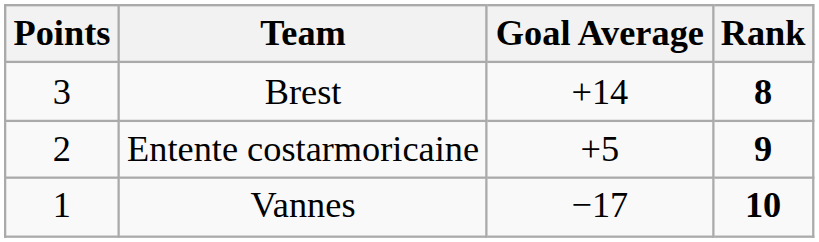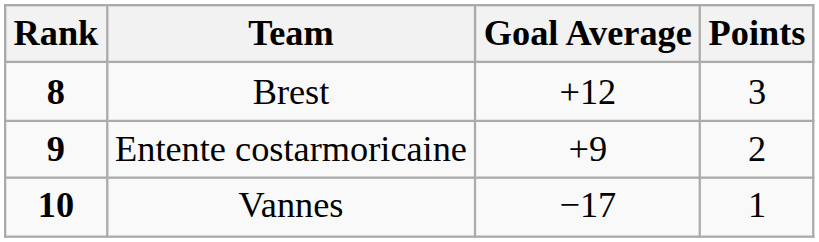columns swapped: (763, 33) <-> (62, 33)
(600, 90) +14 -> (588, 90) +12
(600, 148) +5 -> (588, 148) +9
